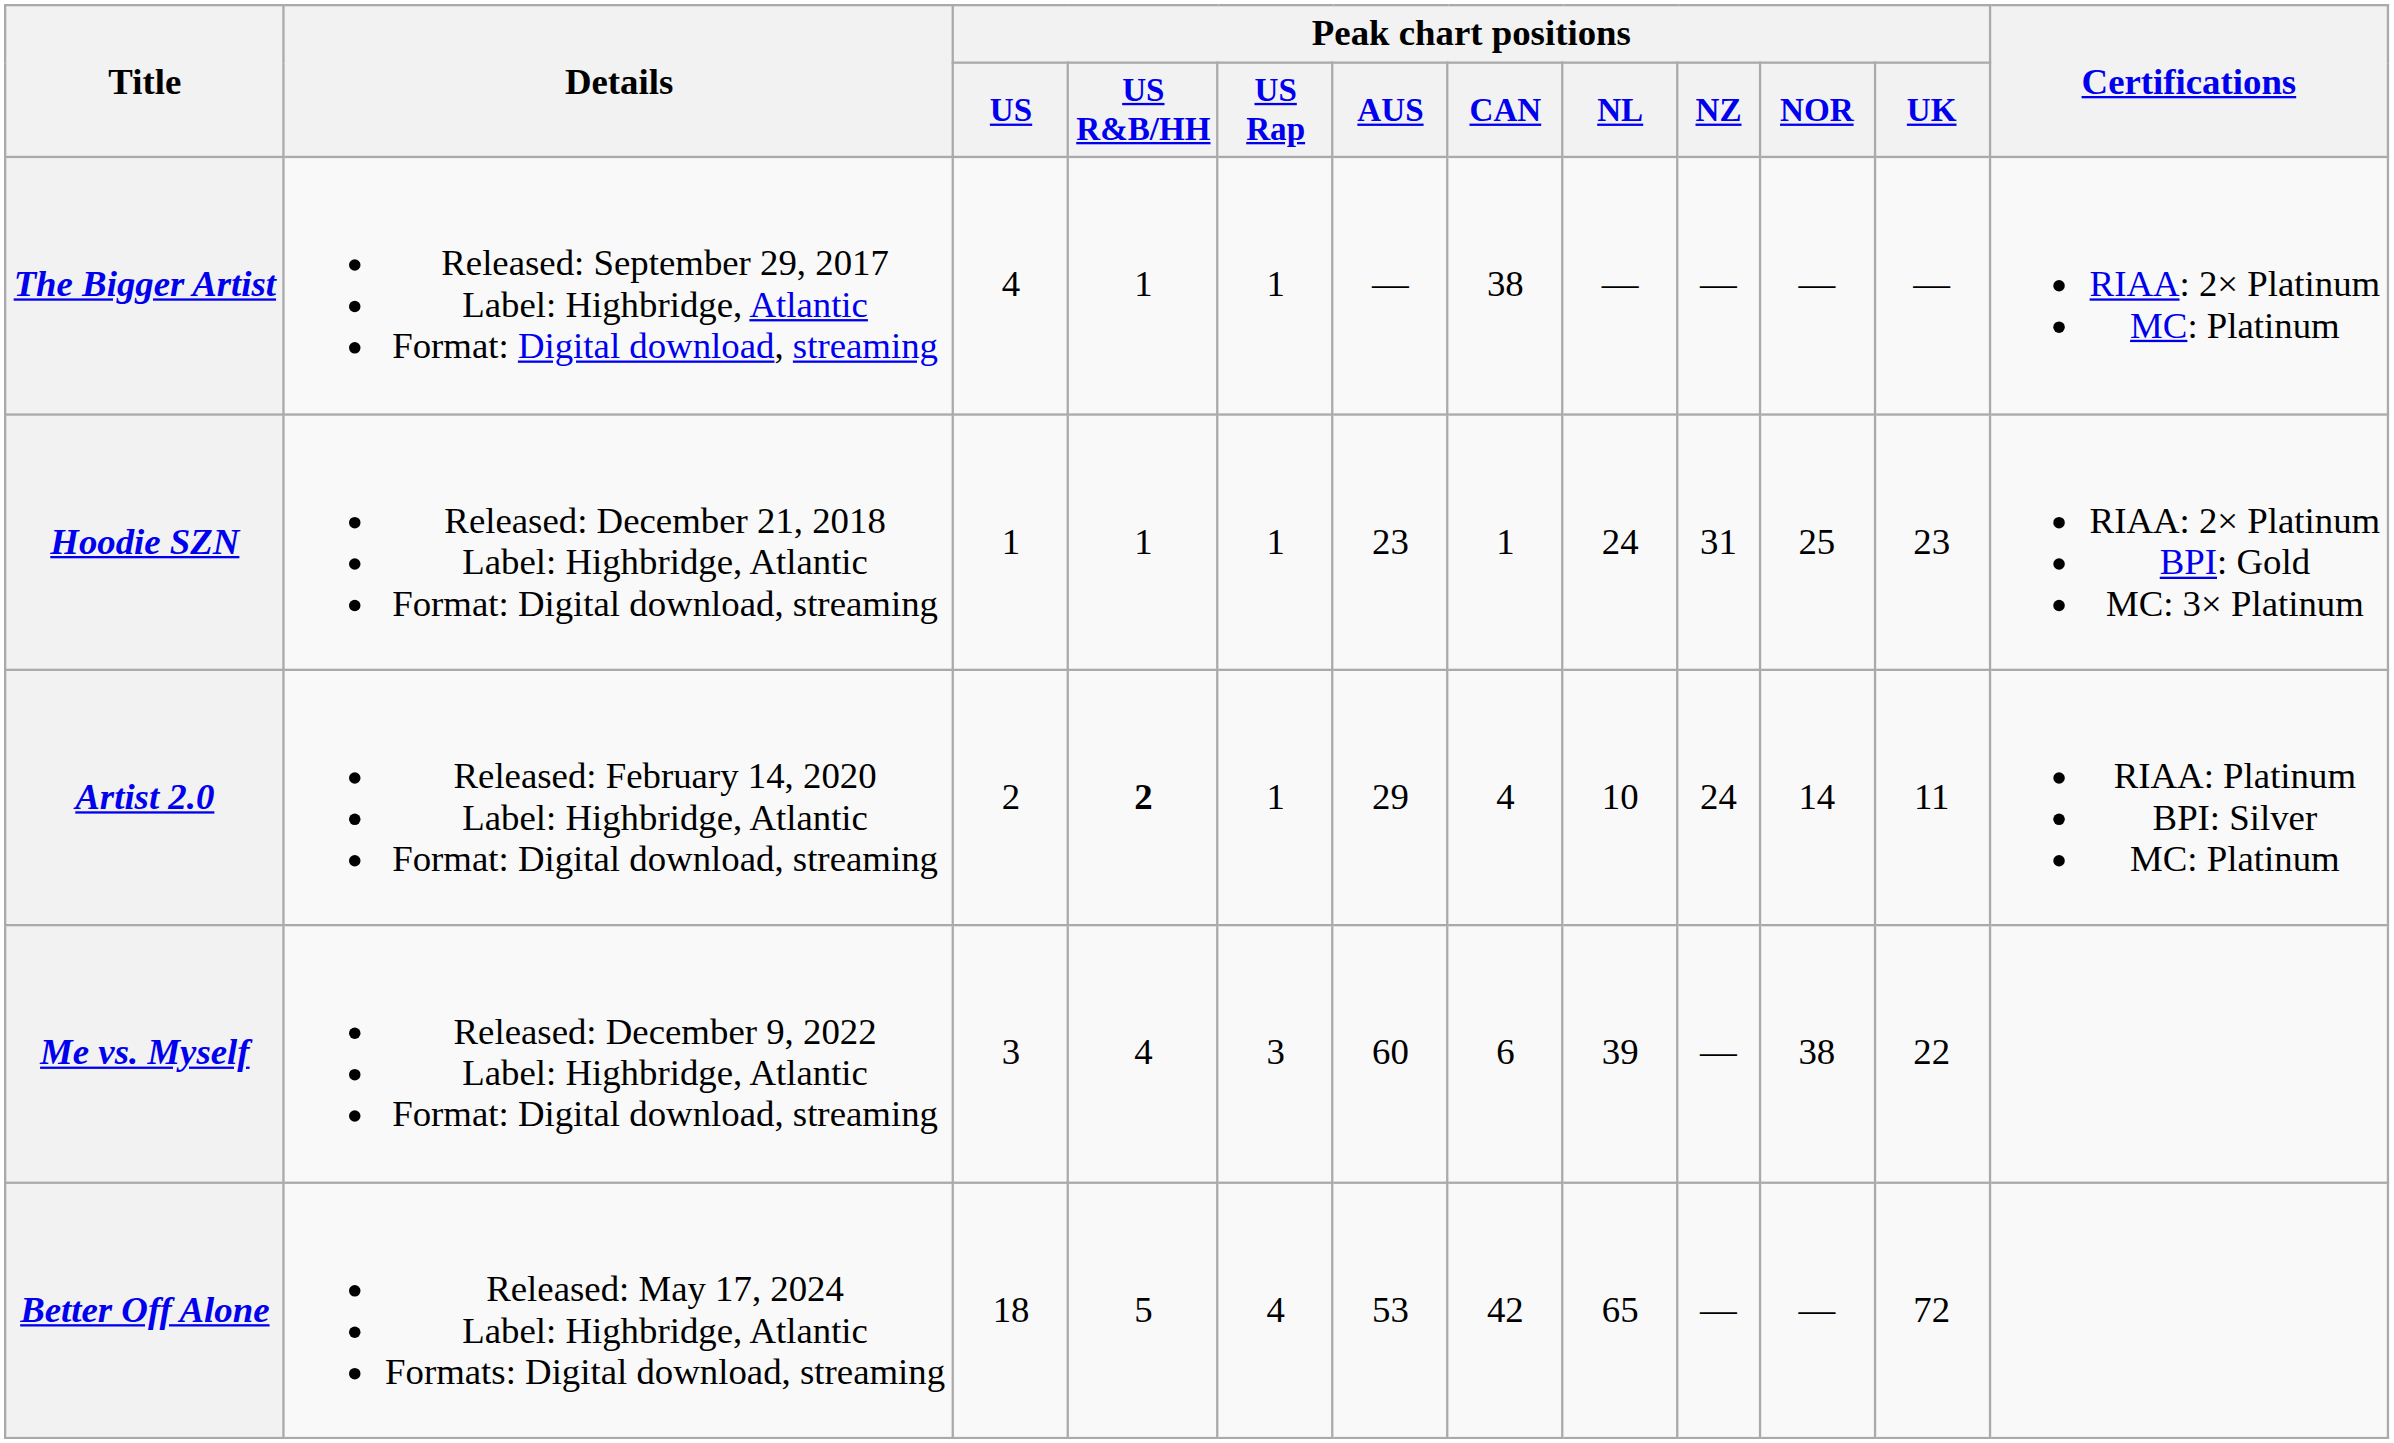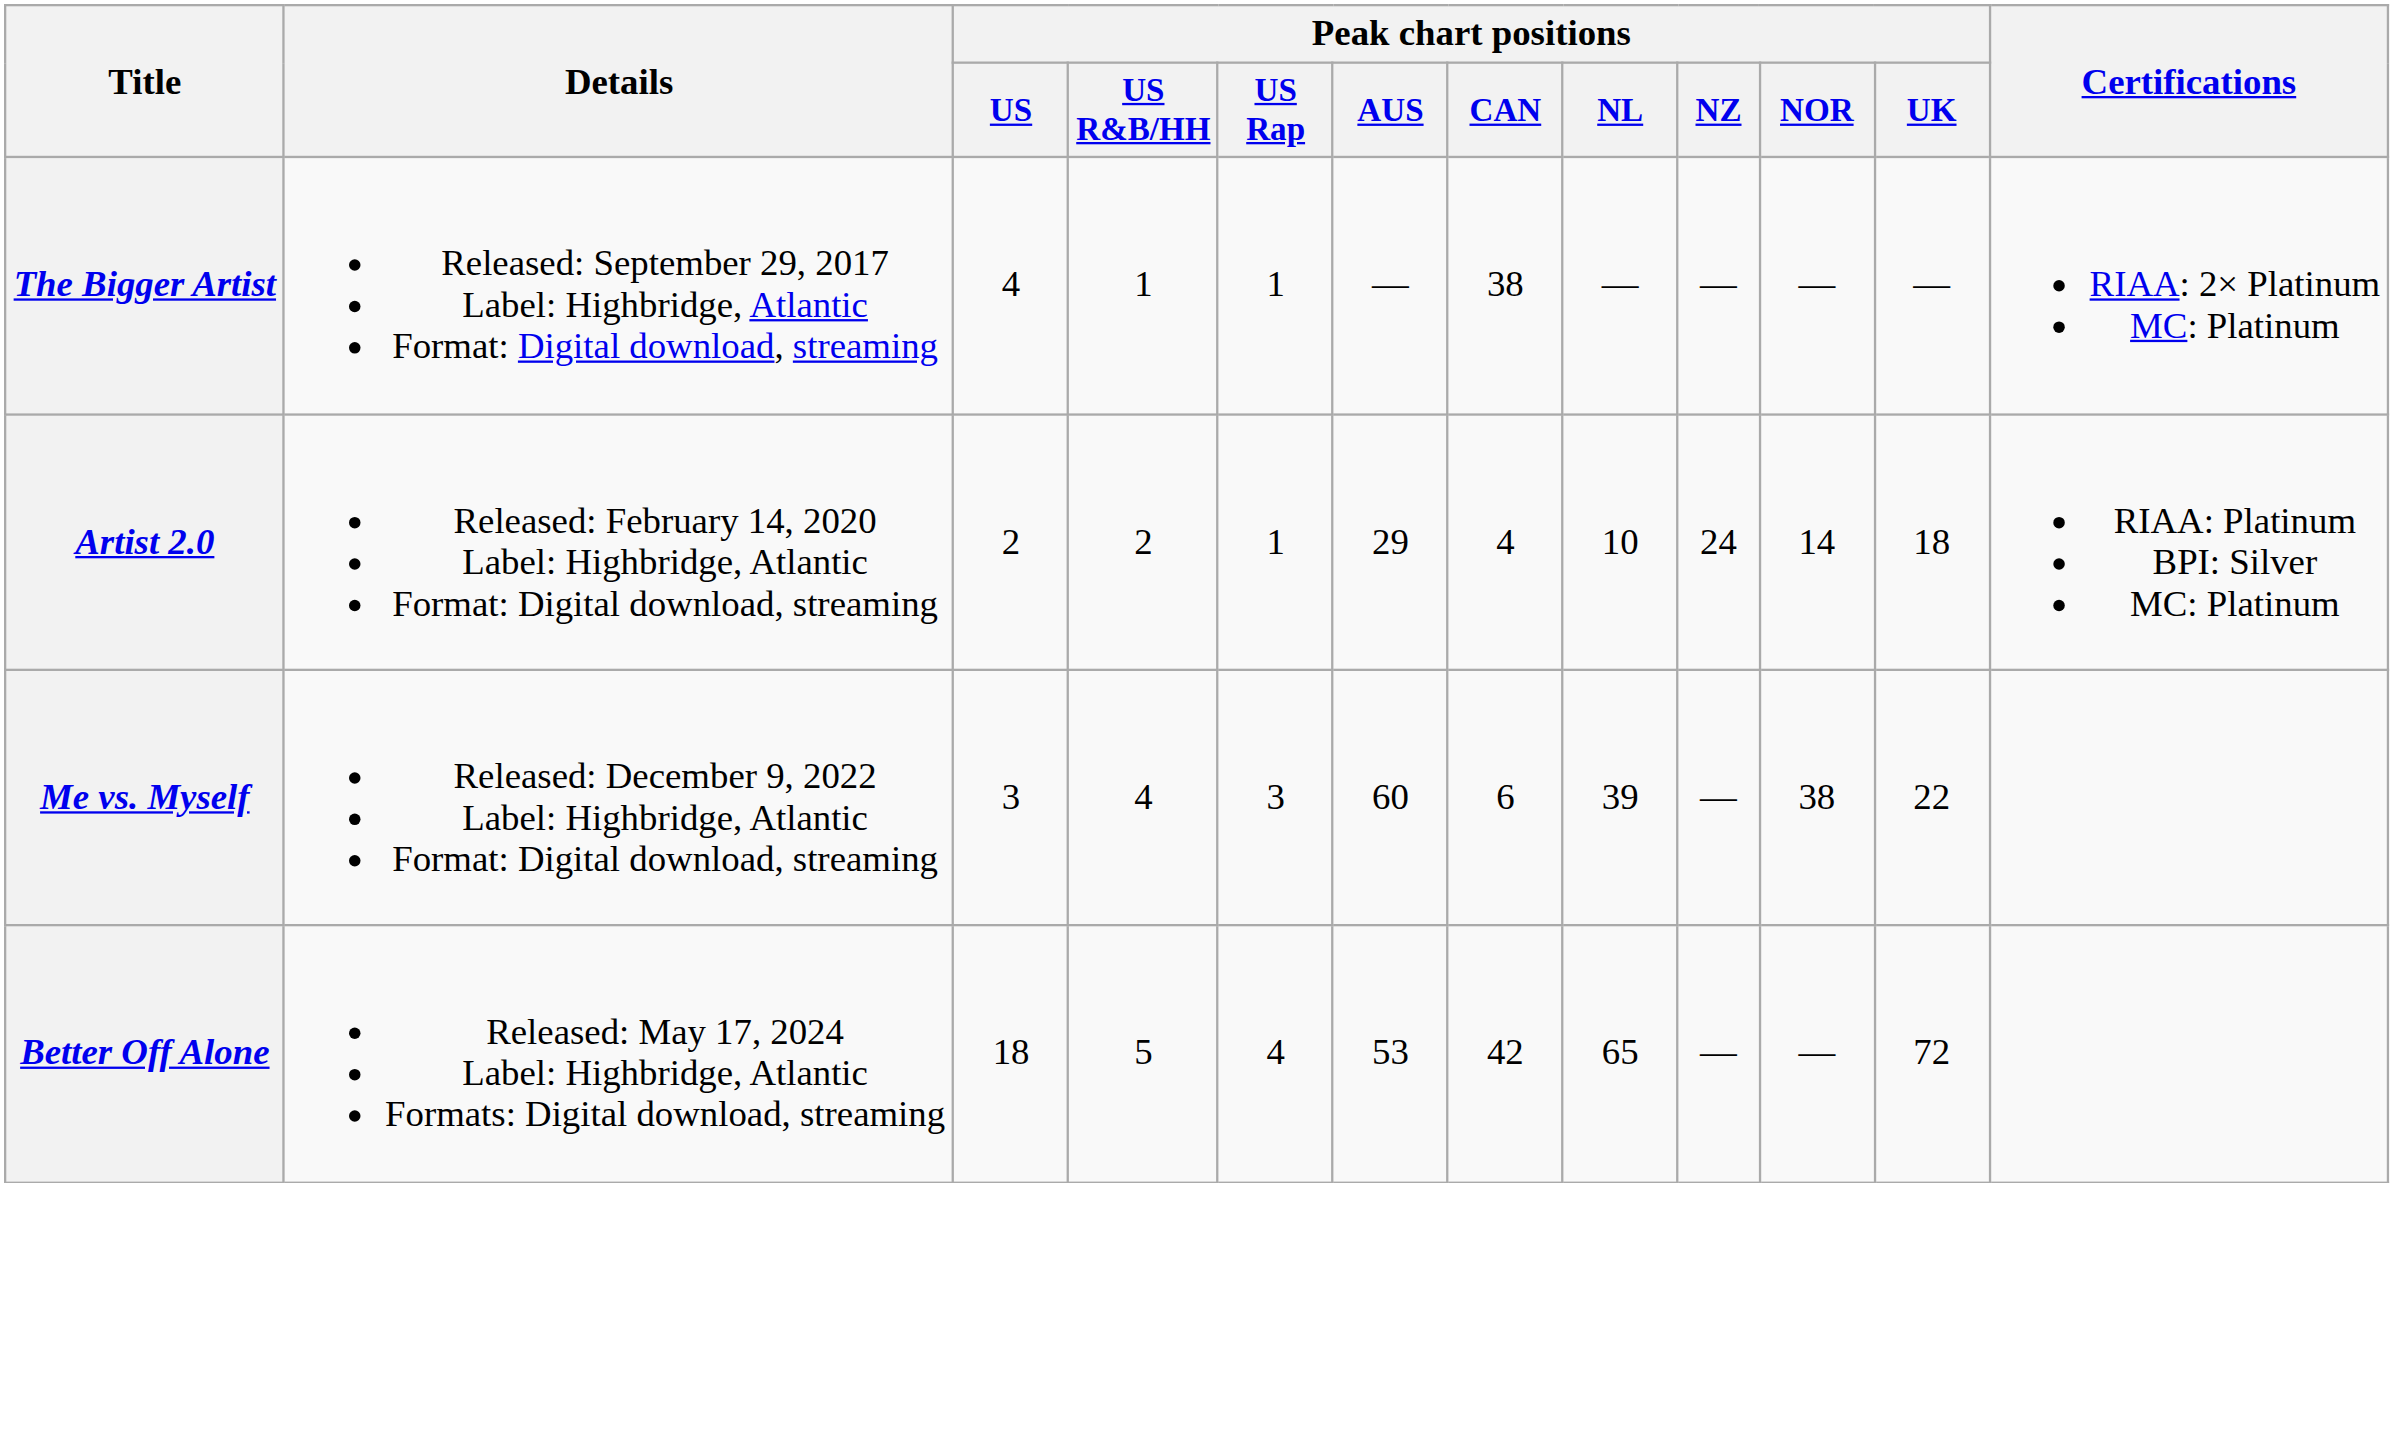- row: (145, 540)
(1143, 796) bold -> (1143, 540) normal
(1932, 796) 11 -> (1932, 540) 18
